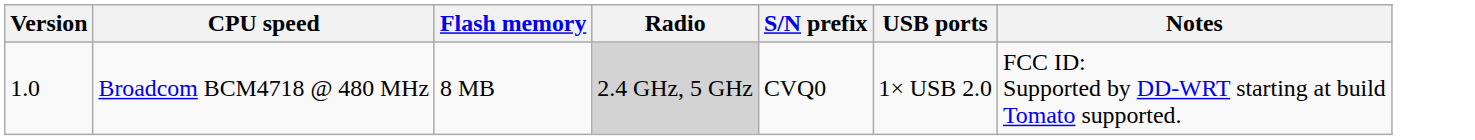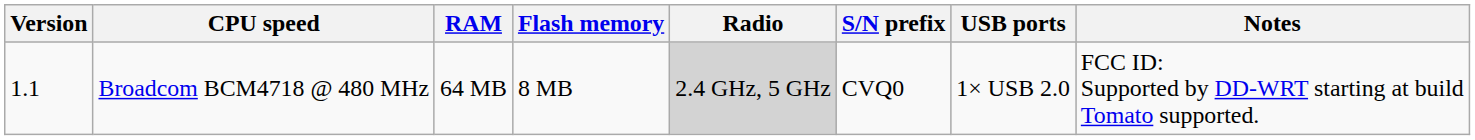+ column: (473, 23)
(25, 88) 1.0 -> (25, 88) 1.1
